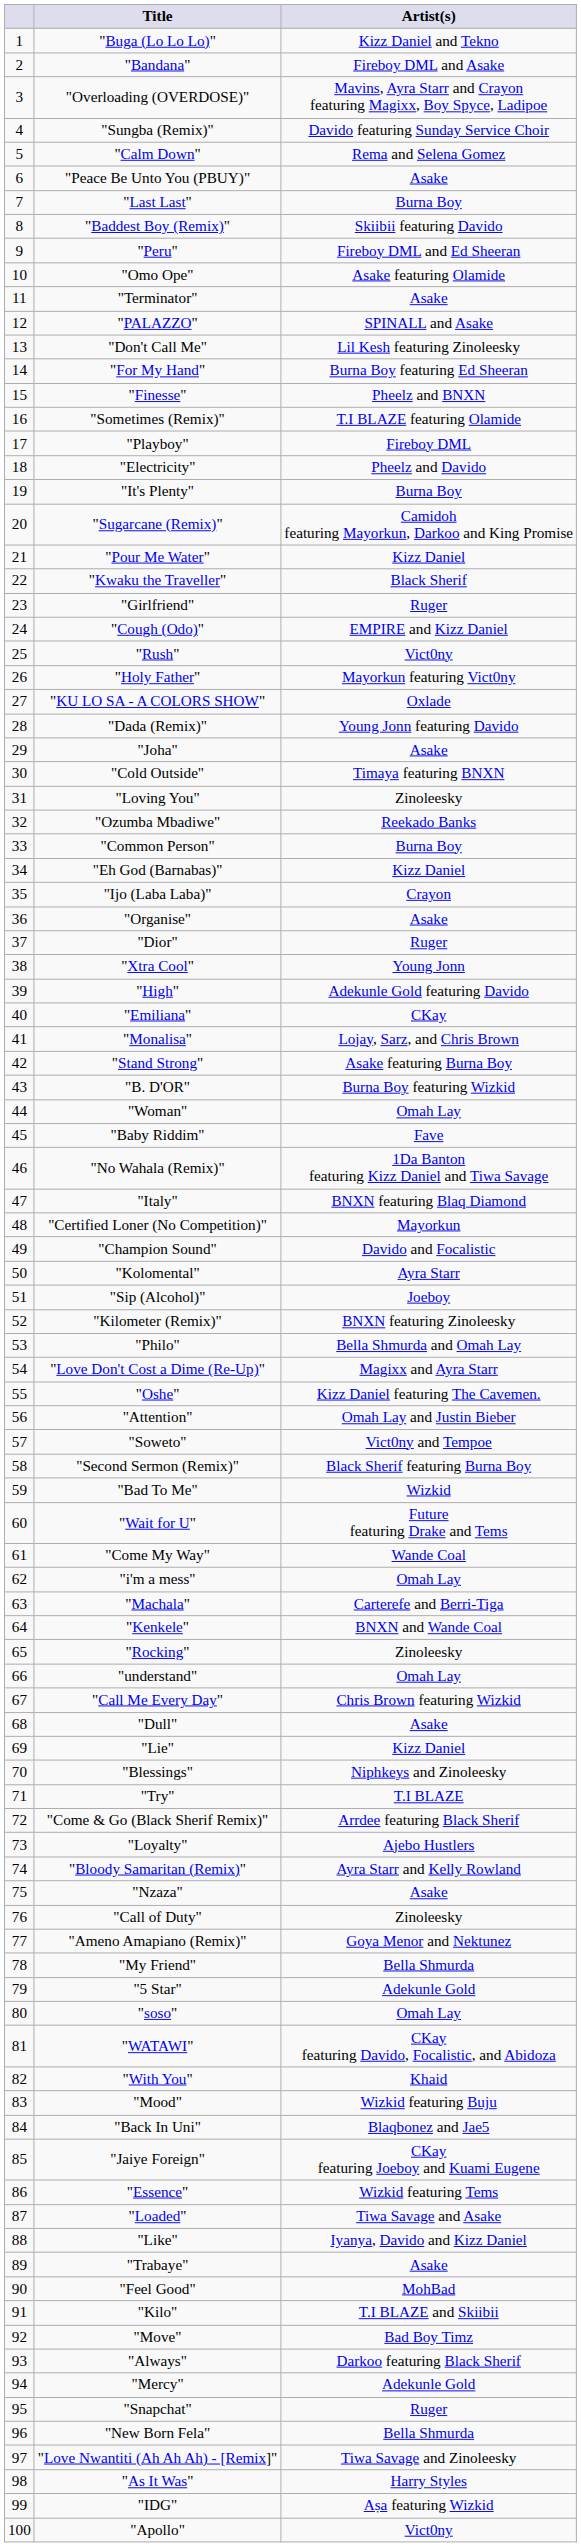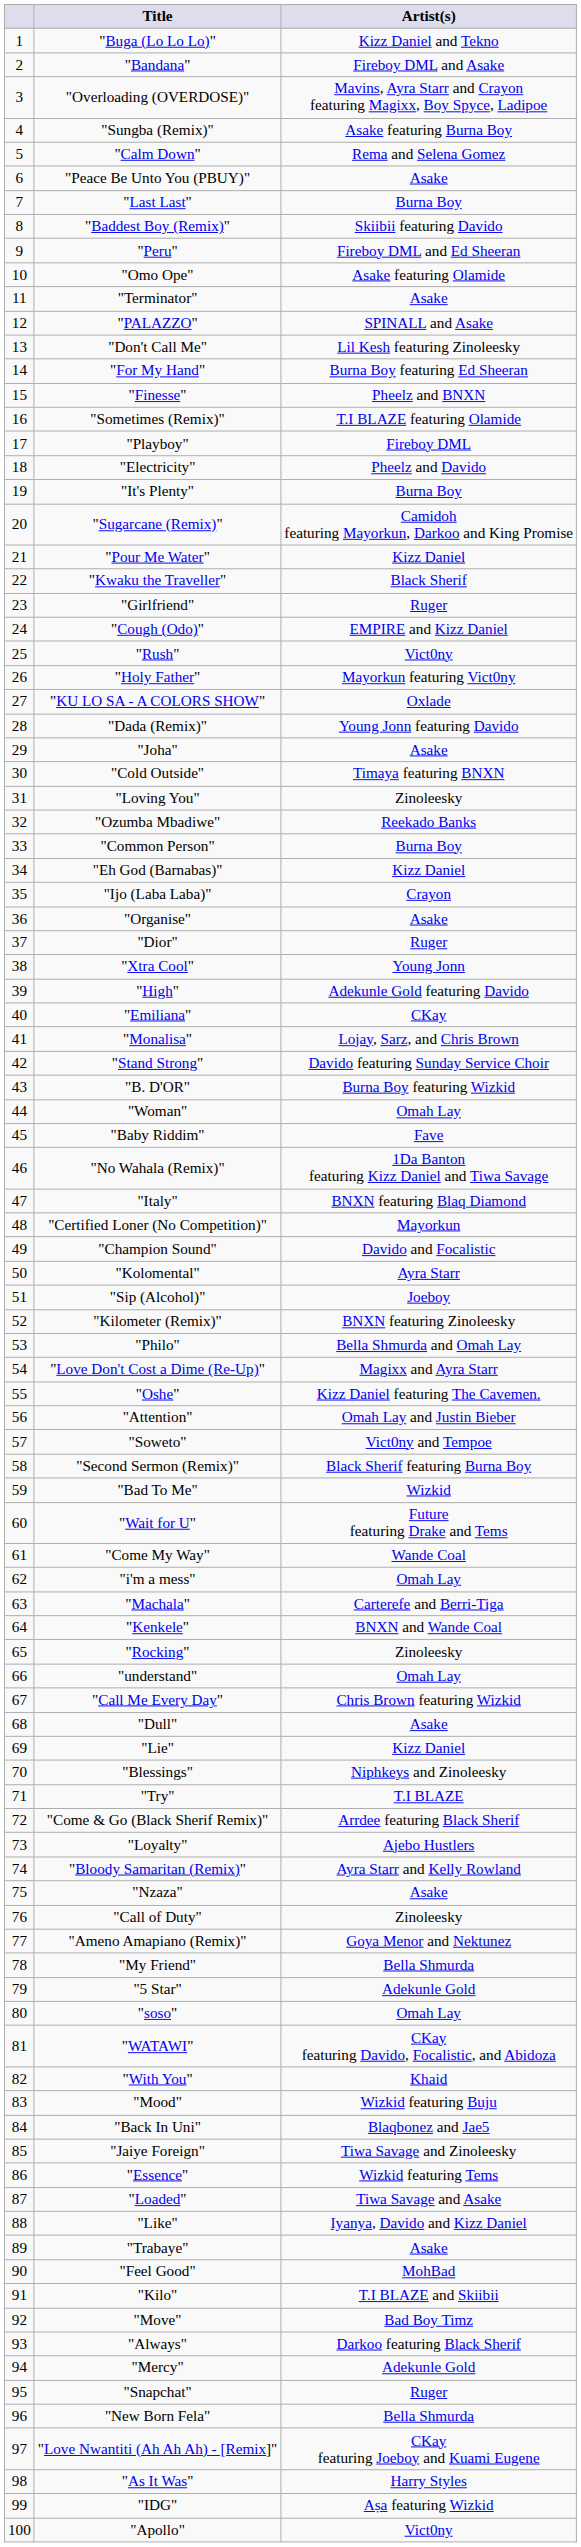(429, 130) Davido featuring Sunday Service Choir -> (429, 130) Asake featuring Burna Boy
(429, 1063) Asake featuring Burna Boy -> (429, 1063) Davido featuring Sunday Service Choir
(429, 2159) CKay featuring Joeboy and Kuami Eugene -> (429, 2151) Tiwa Savage and Zinoleesky
(429, 2457) Tiwa Savage and Zinoleesky -> (429, 2448) CKay featuring Joeboy and Kuami Eugene
